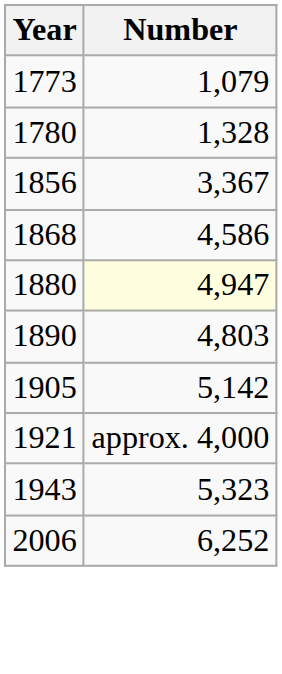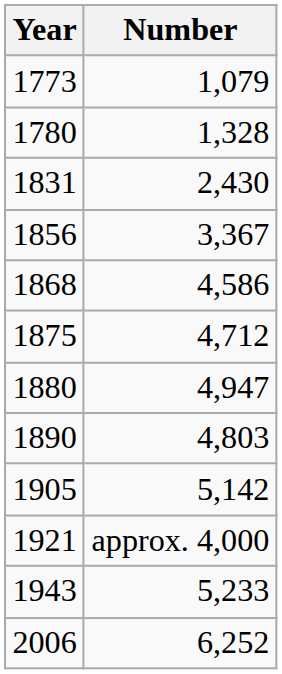+ row: (45, 183)
+ row: (45, 336)
(233, 285) lightyellow background -> (233, 387) no background
(233, 489) 5,323 -> (233, 591) 5,233
